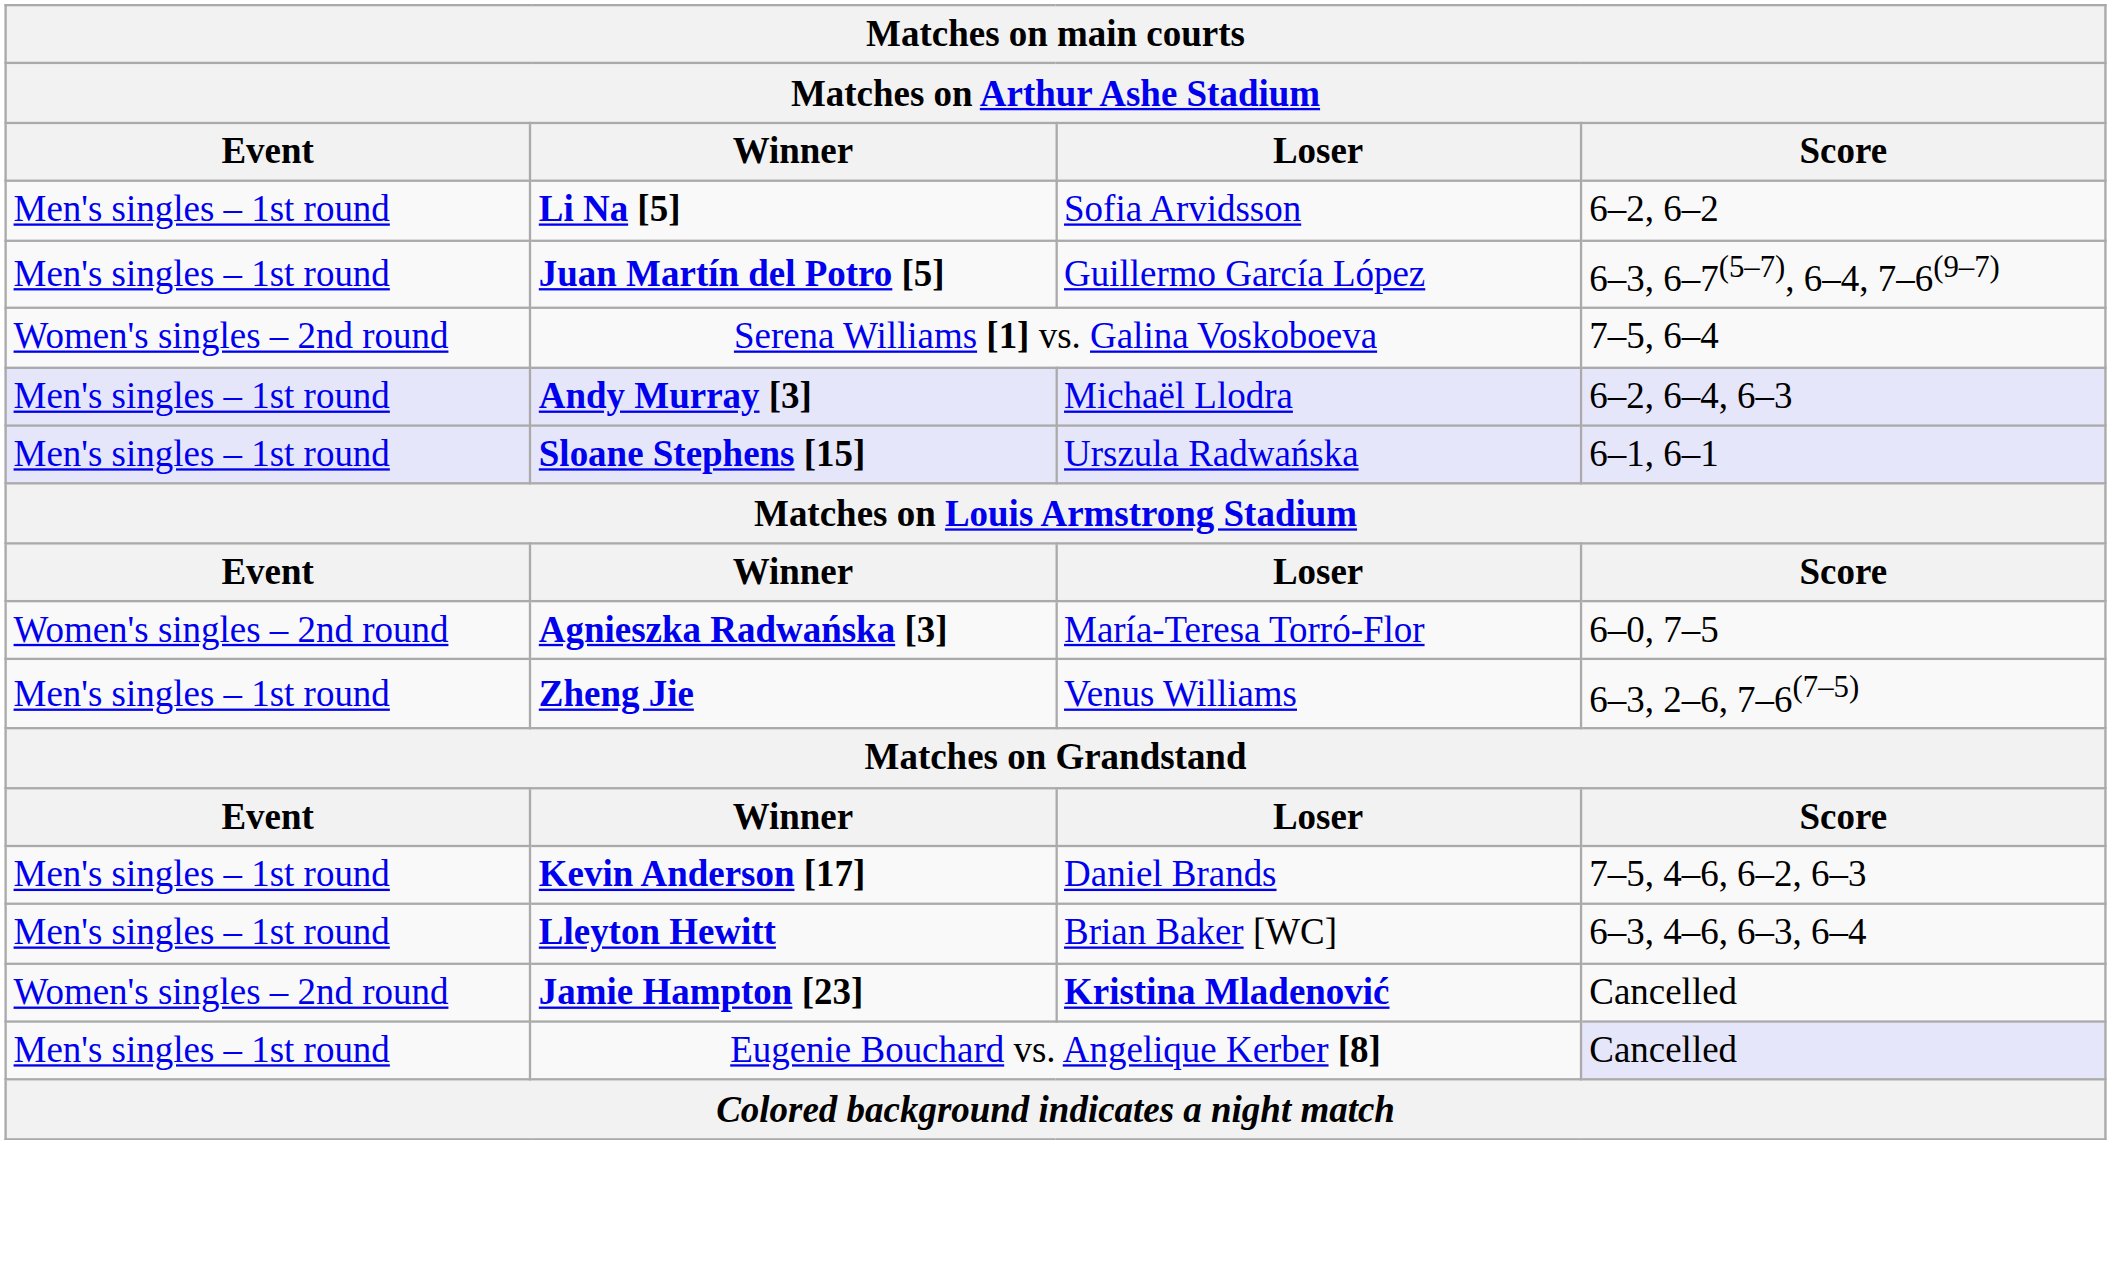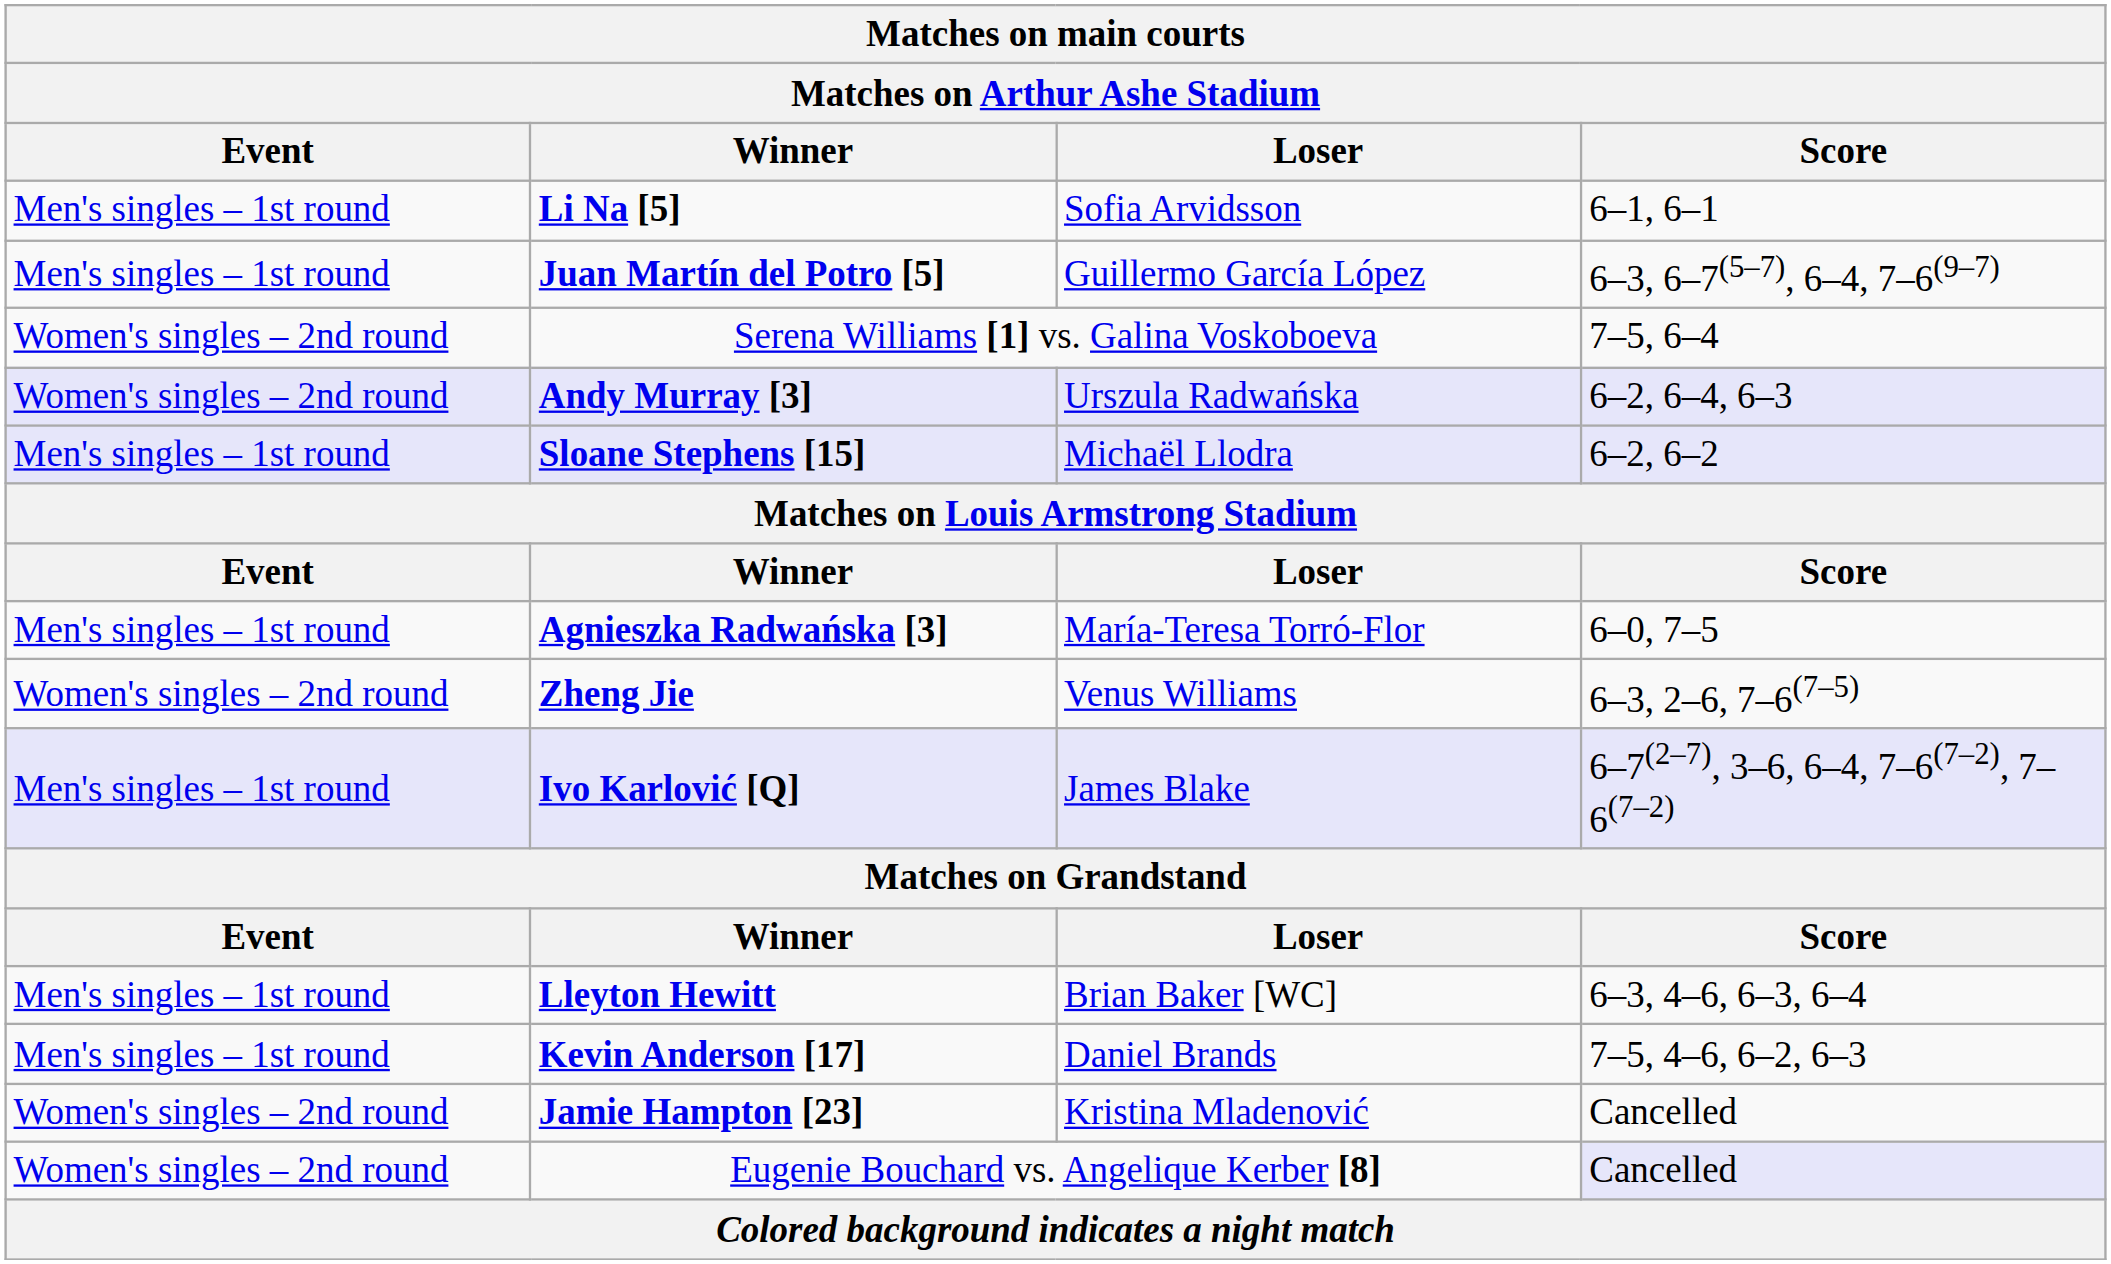(1654, 209) 6–2, 6–2 -> (1654, 209) 6–1, 6–1
(202, 395) Men's singles – 1st round -> (231, 395) Women's singles – 2nd round
(1178, 395) Michaël Llodra -> (1211, 395) Urszula Radwańska
(1211, 454) Urszula Radwańska -> (1178, 454) Michaël Llodra
(1654, 454) 6–1, 6–1 -> (1654, 454) 6–2, 6–2
(231, 629) Women's singles – 2nd round -> (202, 629) Men's singles – 1st round
(202, 693) Men's singles – 1st round -> (231, 693) Women's singles – 2nd round
+ row: (669, 787)
rows swapped: (702, 874) <-> (657, 933)
(1227, 991) bold -> (1216, 1111) normal
(202, 1050) Men's singles – 1st round -> (231, 1170) Women's singles – 2nd round
